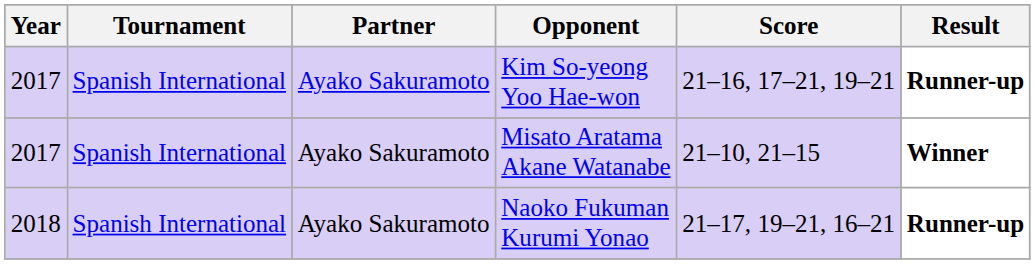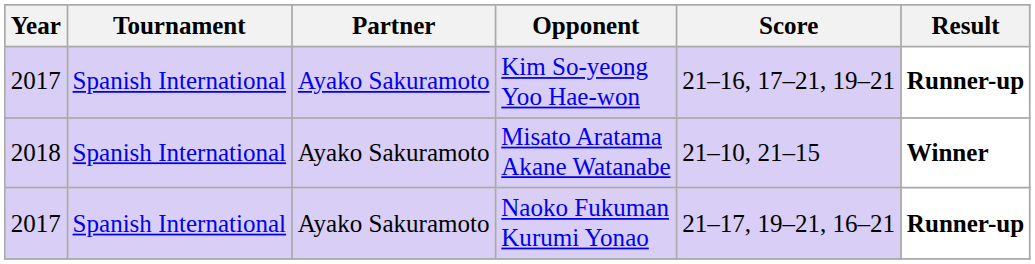(36, 152) 2017 -> (36, 152) 2018
(36, 223) 2018 -> (36, 223) 2017
